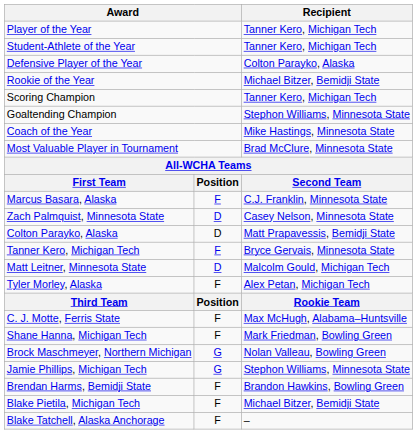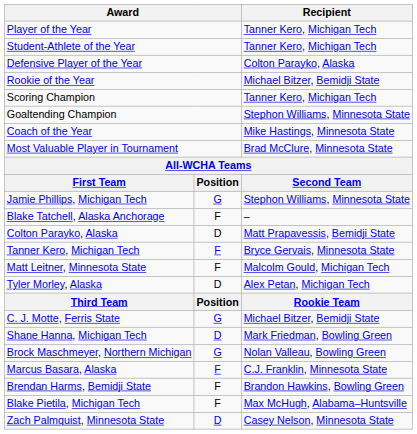rows swapped: (77, 370) <-> (62, 200)
rows swapped: (85, 217) <-> (86, 421)
(218, 268) D -> (218, 268) F
(218, 285) F -> (218, 285) D
(218, 319) F -> (218, 319) G
(325, 319) Max McHugh, Alabama–Huntsville -> (312, 319) Michael Bitzer, Bemidji State
(218, 336) F -> (218, 336) D
(312, 404) Michael Bitzer, Bemidji State -> (325, 404) Max McHugh, Alabama–Huntsville
